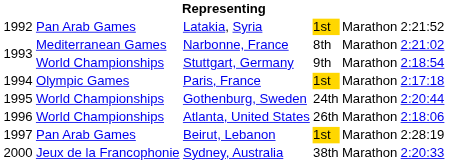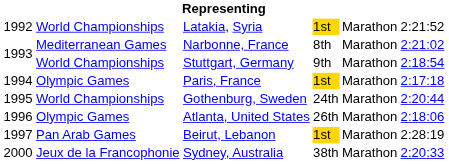(86, 26) Pan Arab Games -> (100, 26) World Championships
(100, 117) World Championships -> (83, 117) Olympic Games
